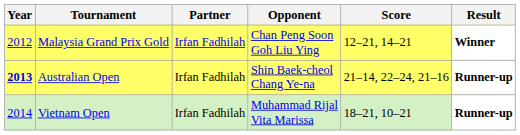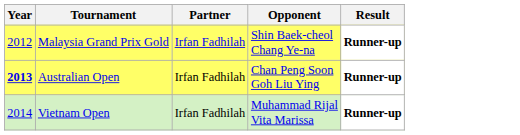- column: (396, 15)
(292, 42) Chan Peng Soon Goh Liu Ying -> (292, 42) Shin Baek-cheol Chang Ye-na
(475, 42) Winner -> (373, 42) Runner-up
(292, 77) Shin Baek-cheol Chang Ye-na -> (292, 77) Chan Peng Soon Goh Liu Ying
